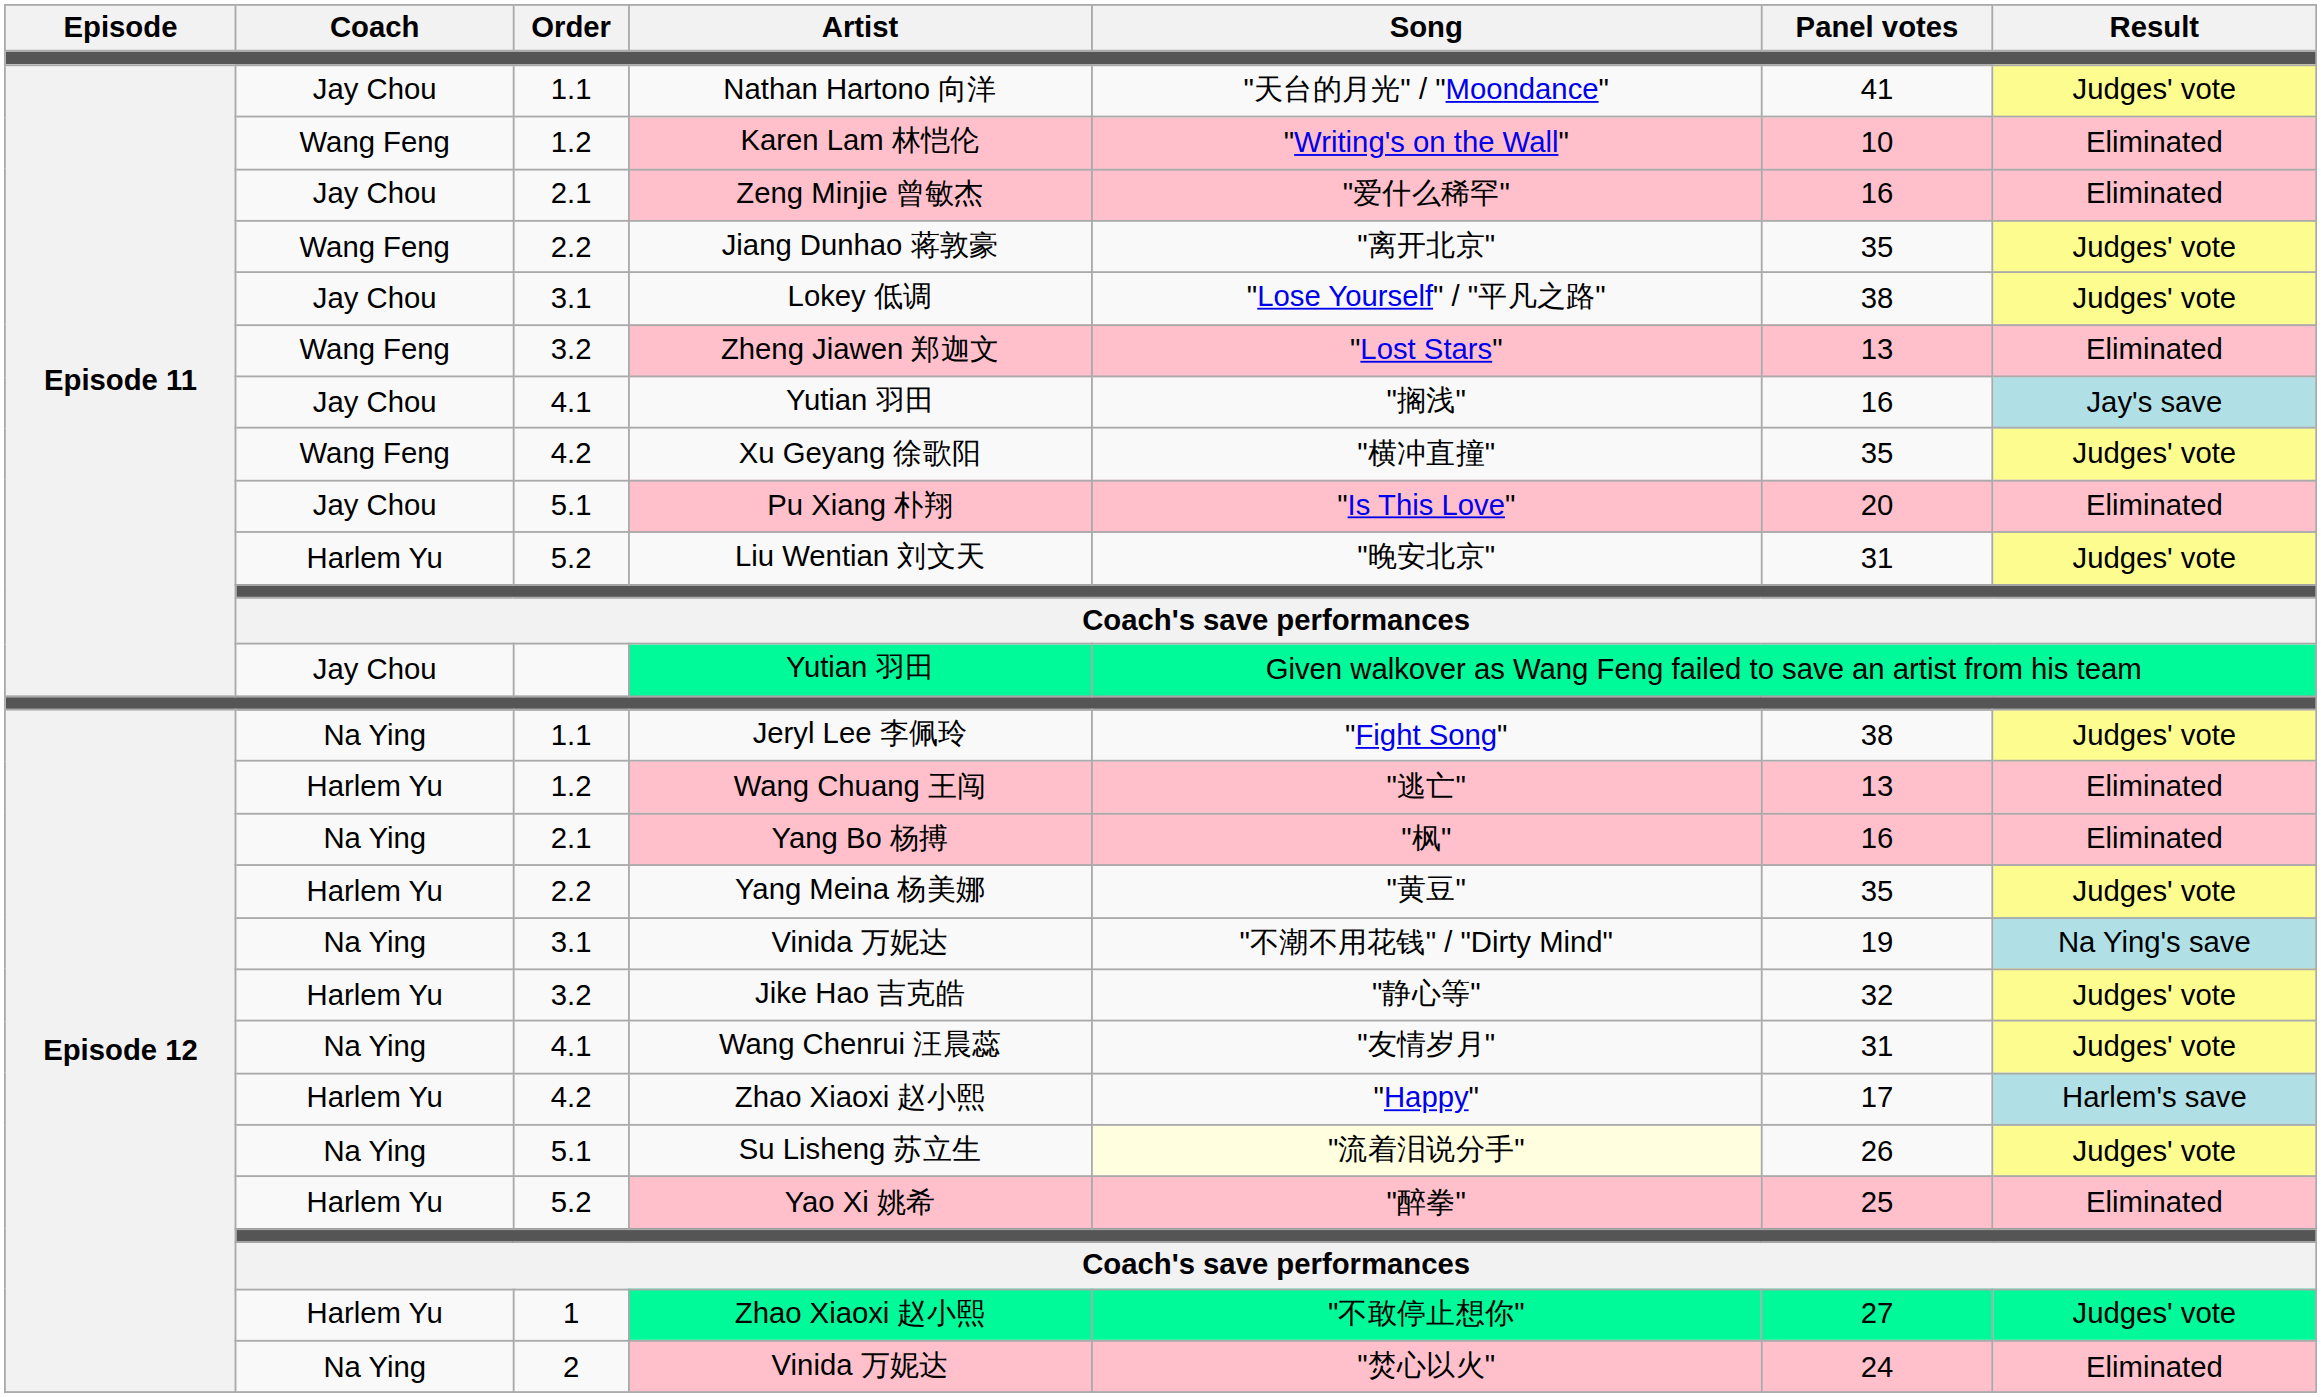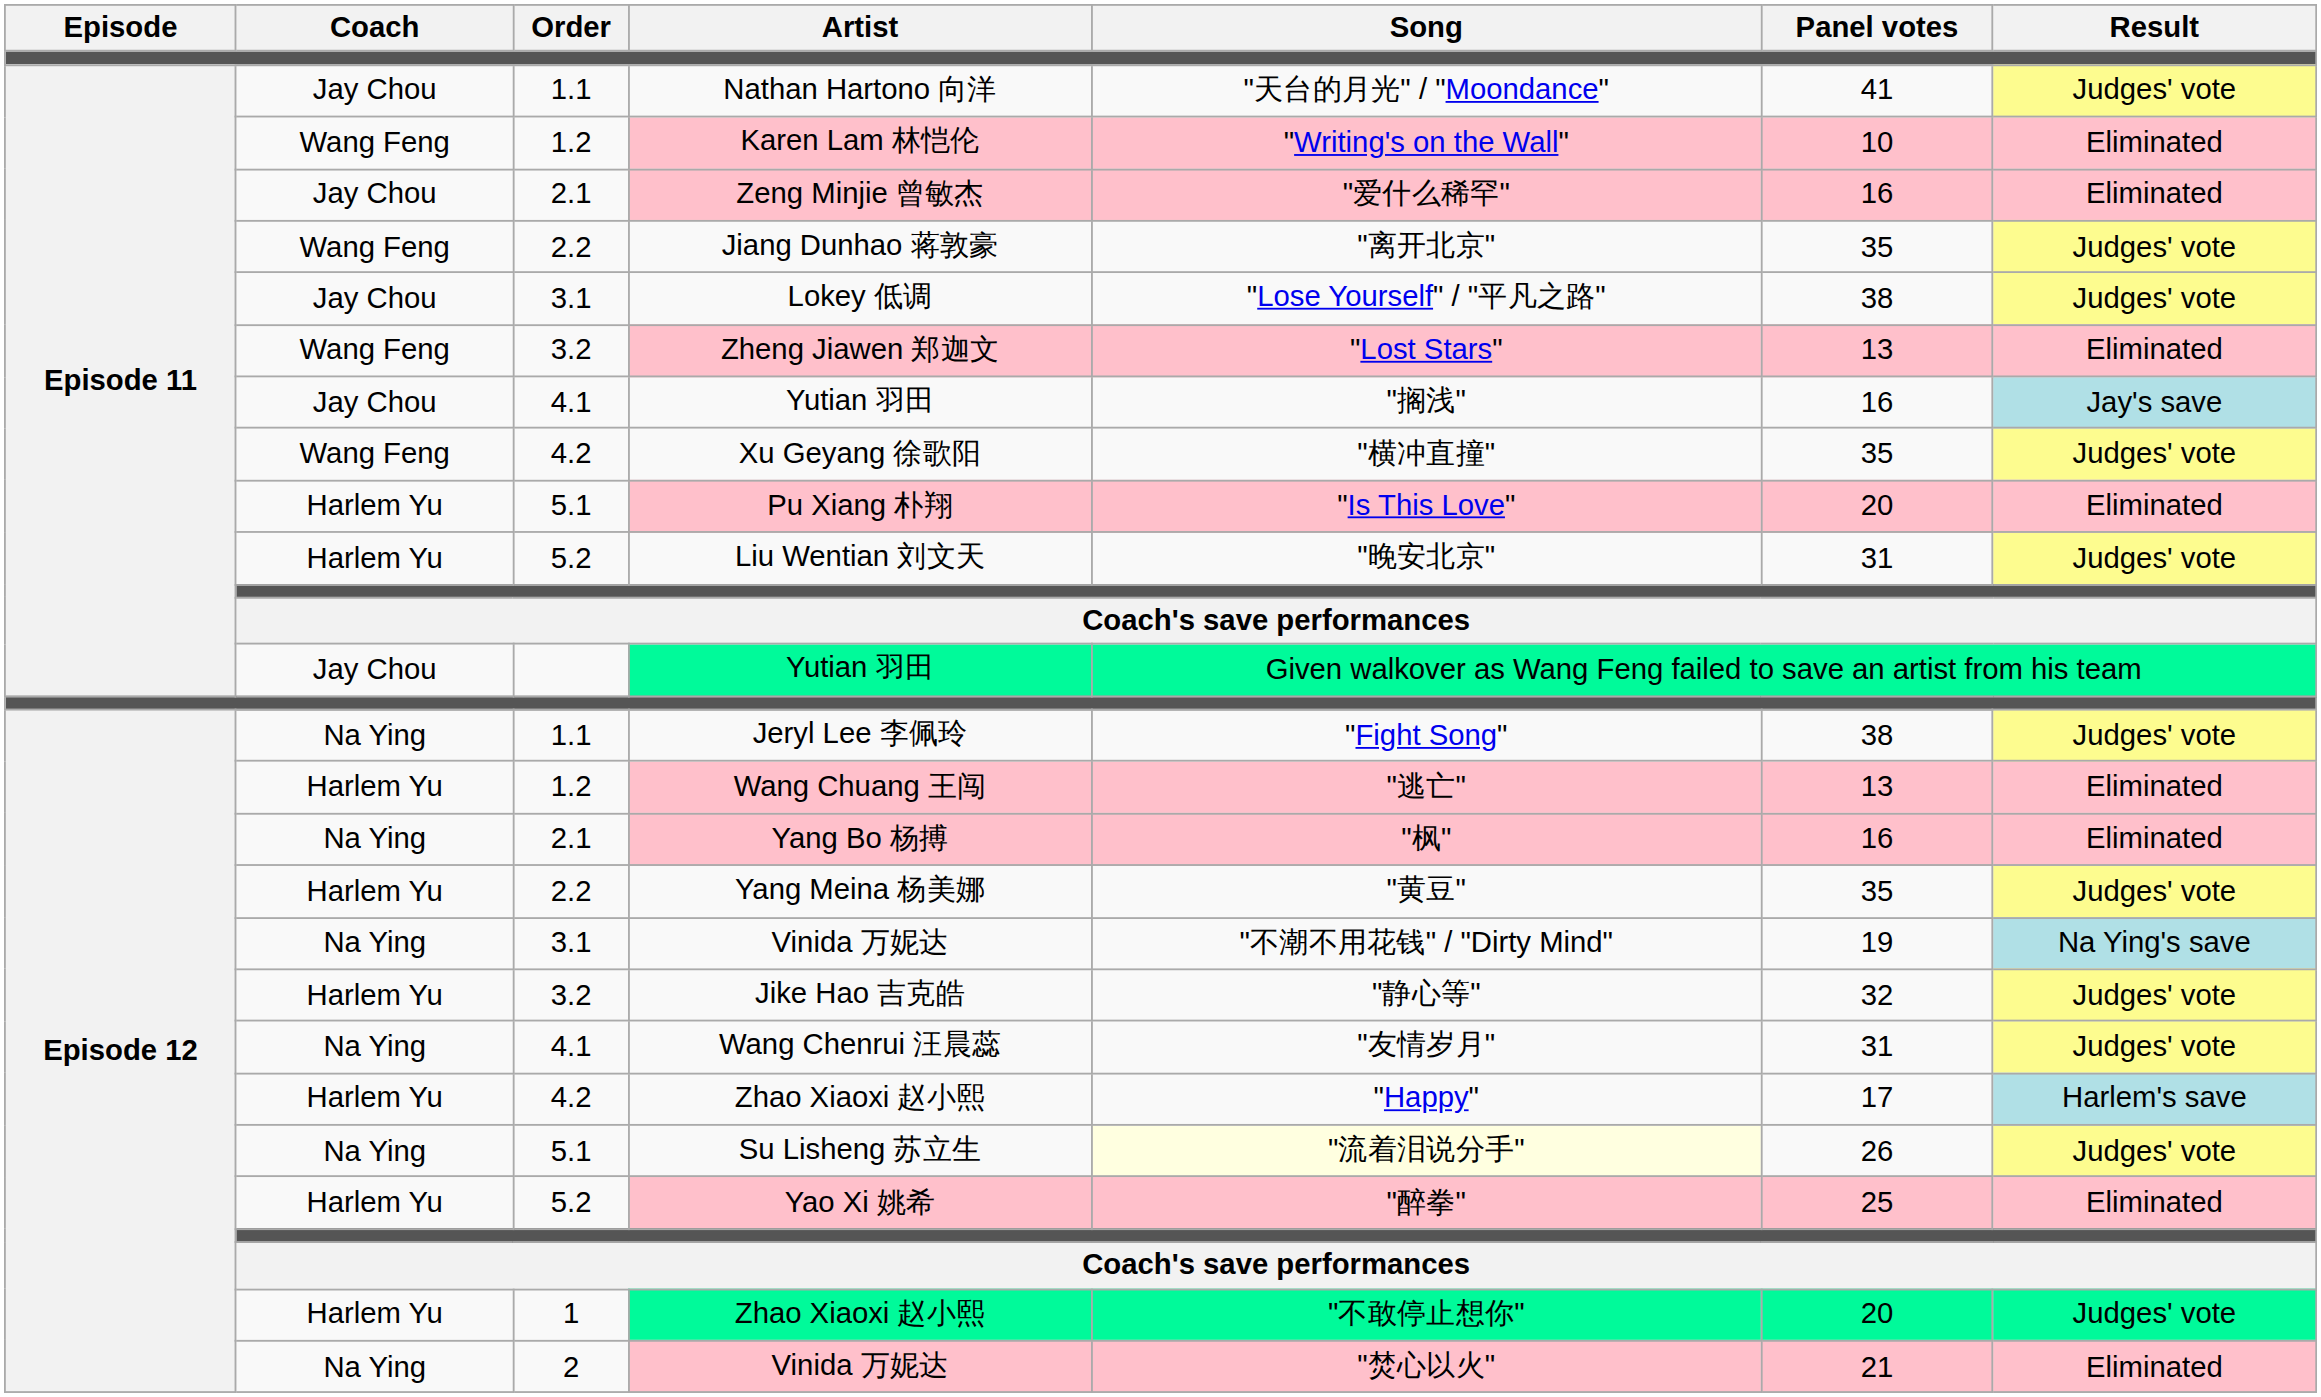(375, 505) Jay Chou -> (375, 505) Harlem Yu
(1877, 1314) 27 -> (1877, 1314) 20
(1877, 1366) 24 -> (1877, 1366) 21
